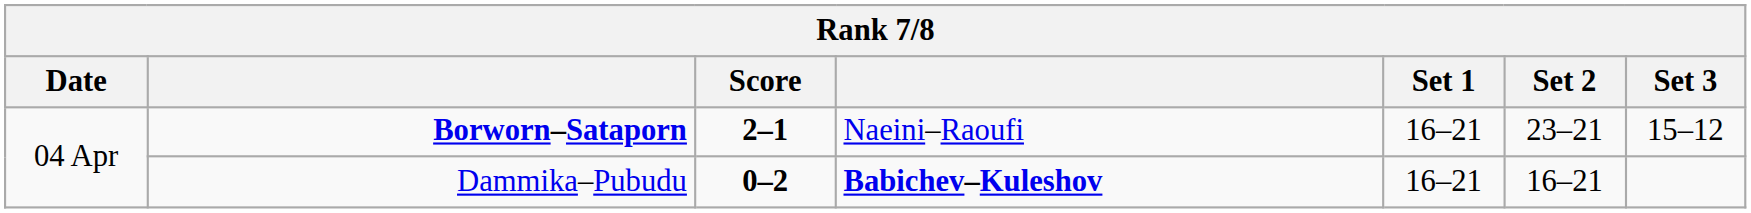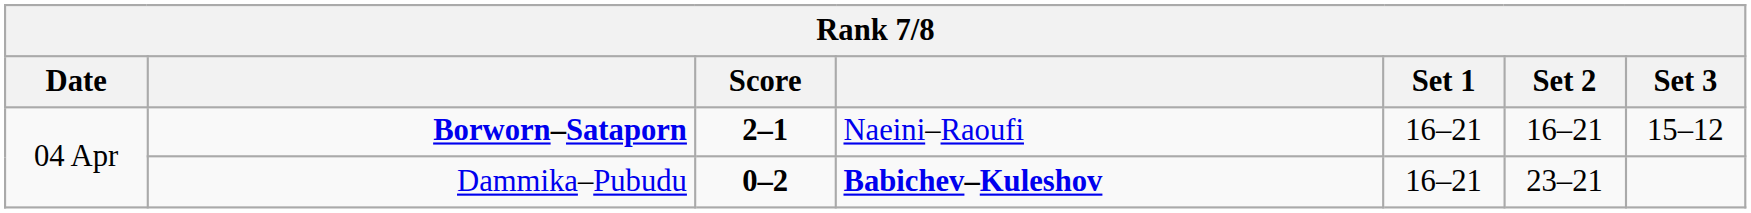(1564, 131) 23–21 -> (1564, 131) 16–21
(1564, 181) 16–21 -> (1564, 181) 23–21
